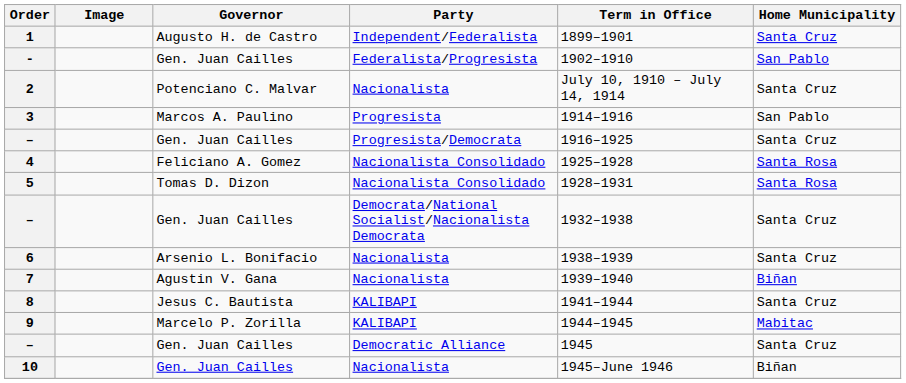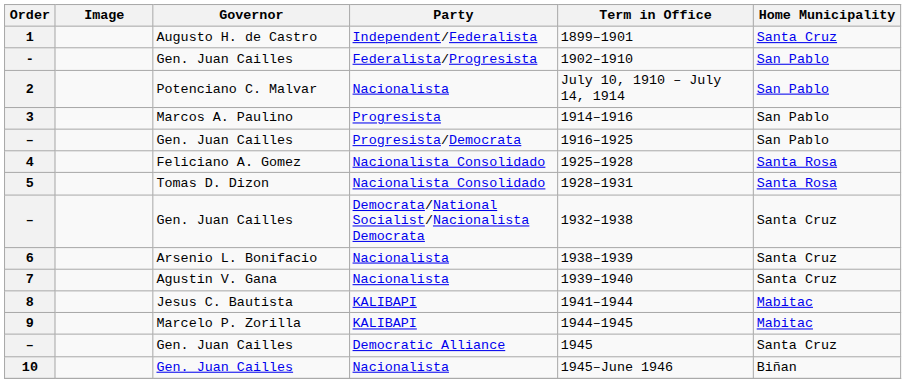(797, 89) Santa Cruz -> (793, 89) San Pablo
(797, 140) Santa Cruz -> (793, 140) San Pablo
(777, 280) Biñan -> (797, 280) Santa Cruz
(797, 302) Santa Cruz -> (785, 302) Mabitac
